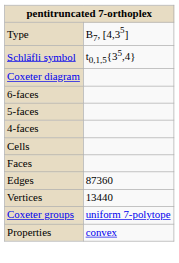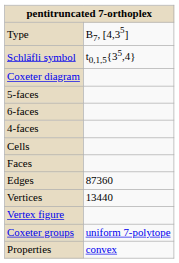rows swapped: (23, 94) <-> (23, 111)
+ row: (36, 215)
